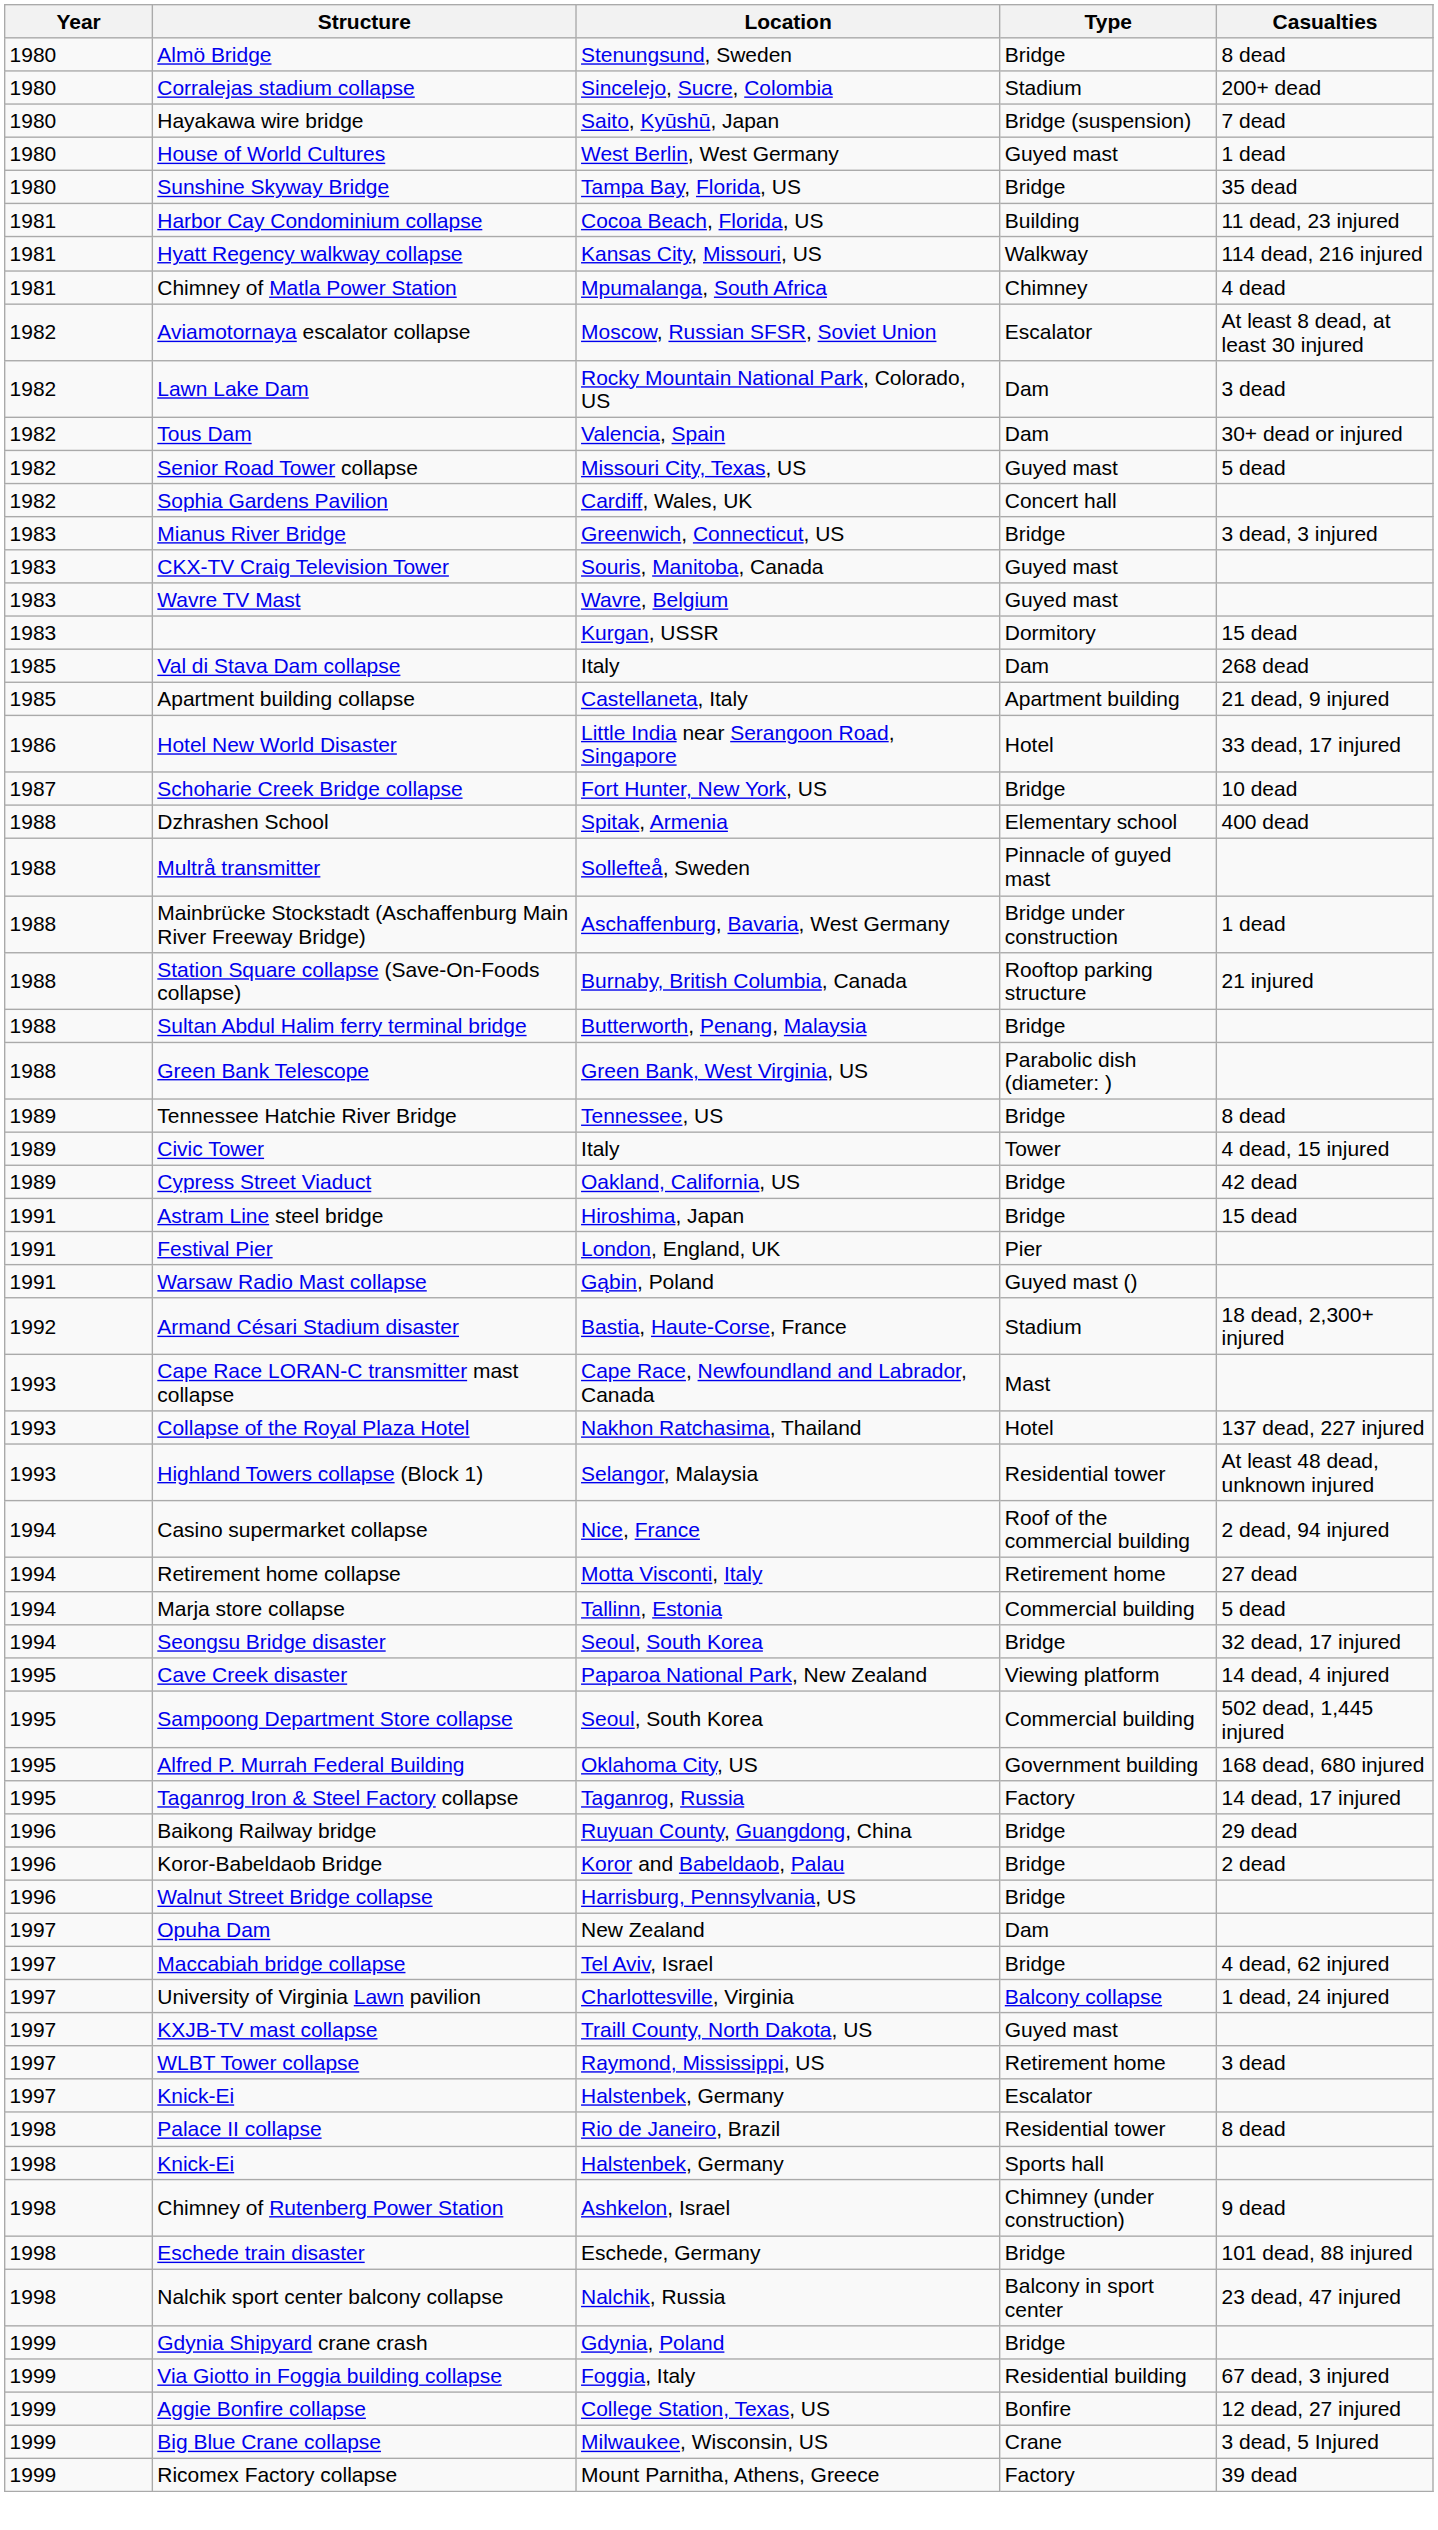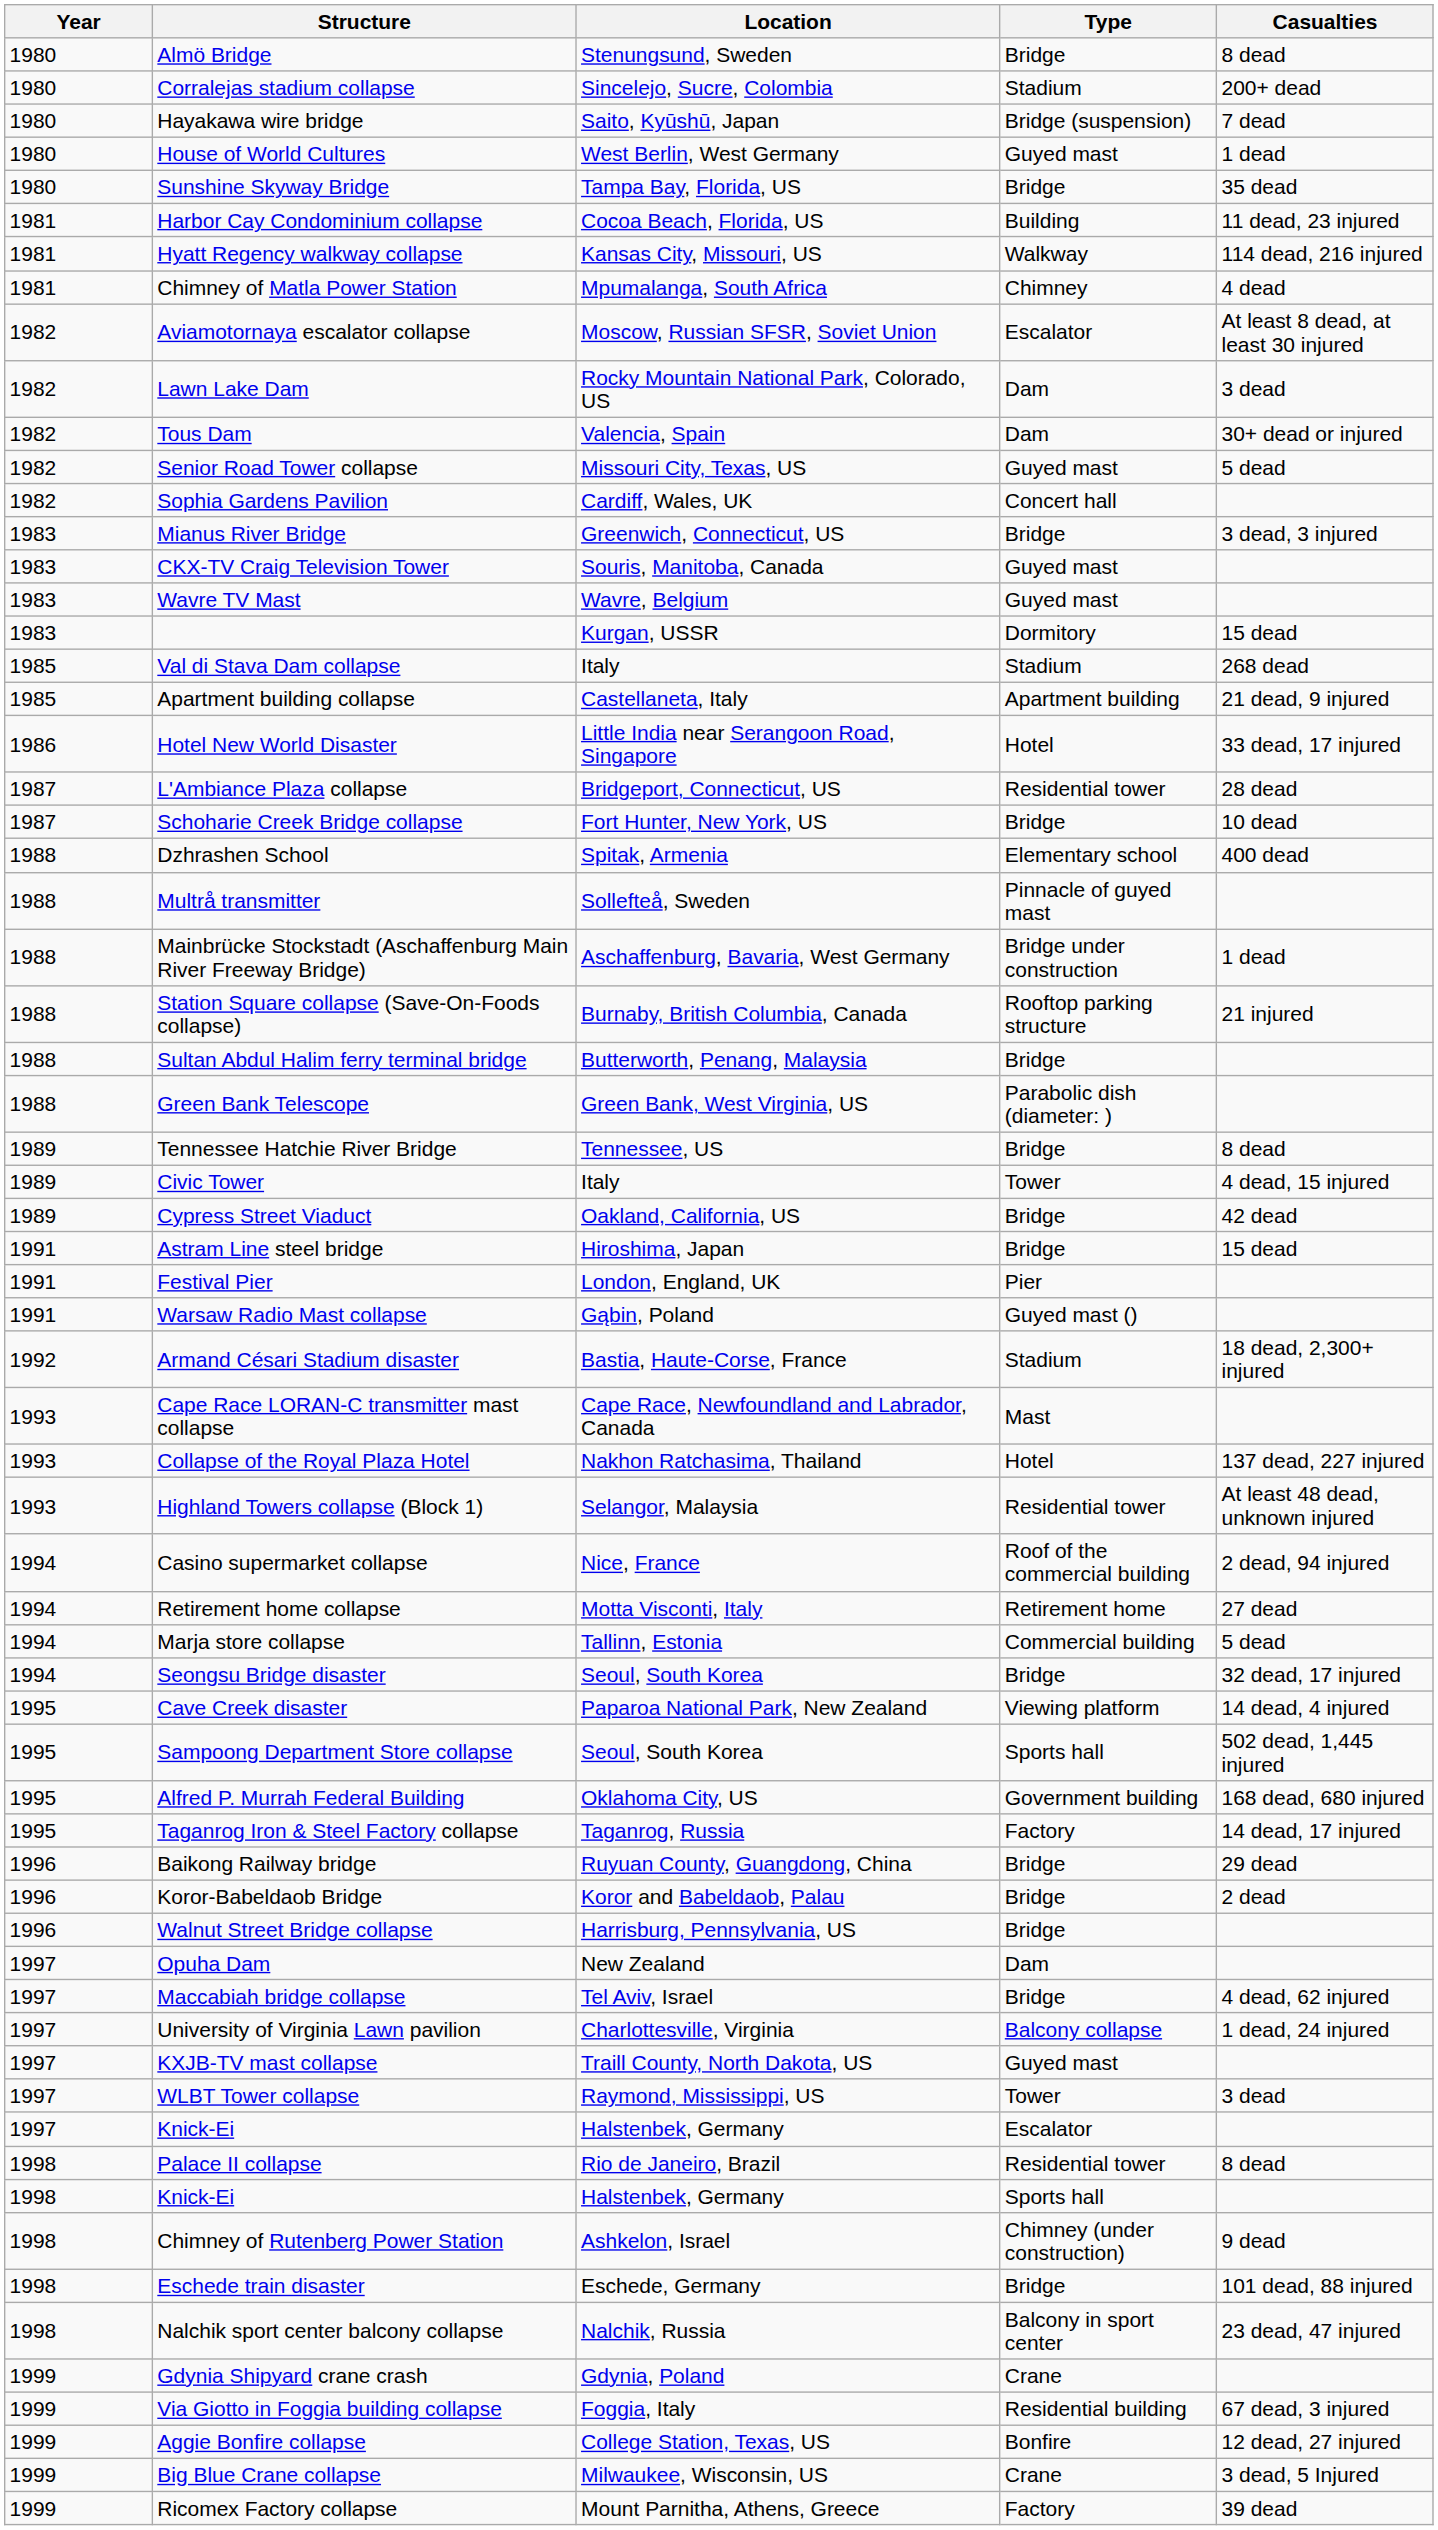(1027, 666) Dam -> (1043, 666) Stadium
+ row: (33, 789)
(1100, 1719) Commercial building -> (1054, 1752) Sports hall
(1085, 2063) Retirement home -> (1033, 2096) Tower
(1035, 2342) Bridge -> (1033, 2376) Crane
